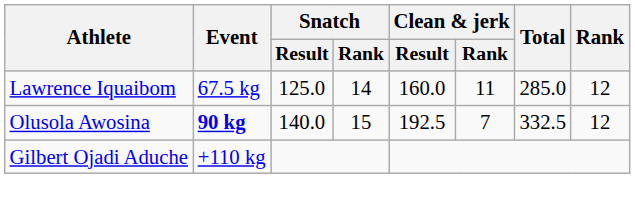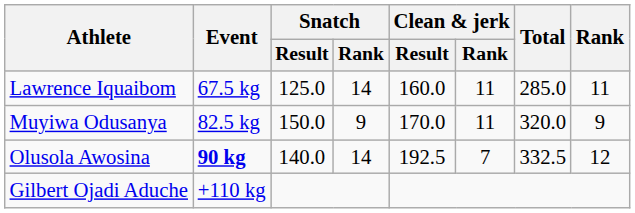(600, 88) 12 -> (600, 88) 11
+ row: (88, 122)
(361, 122) 15 -> (361, 156) 14
